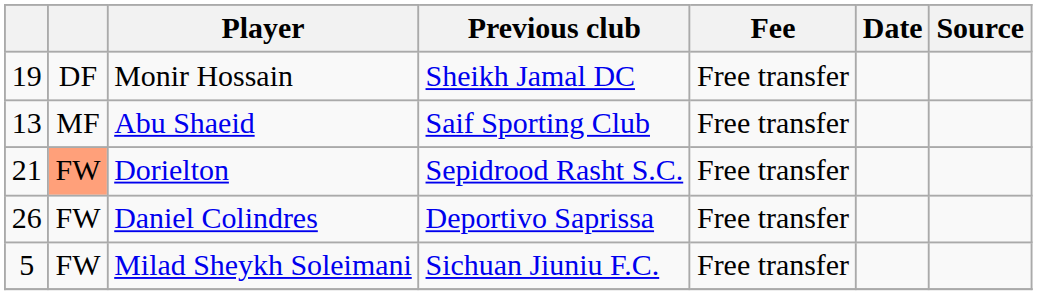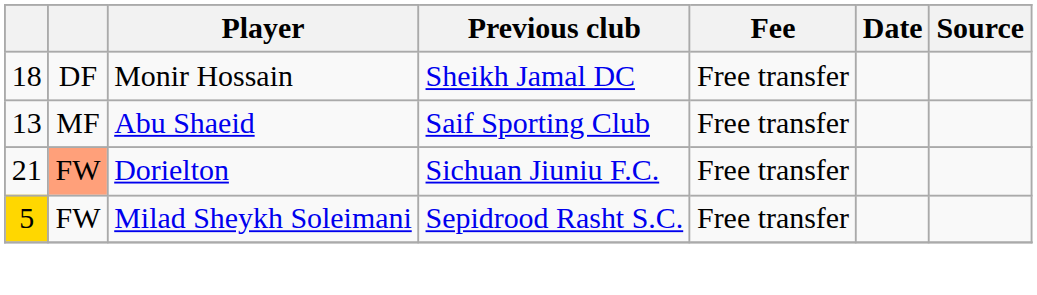(27, 75) 19 -> (27, 75) 18
(554, 170) Sepidrood Rasht S.C. -> (542, 170) Sichuan Jiuniu F.C.
- row: (216, 218)
(27, 265) no background -> (27, 218) gold background
(542, 265) Sichuan Jiuniu F.C. -> (554, 218) Sepidrood Rasht S.C.
